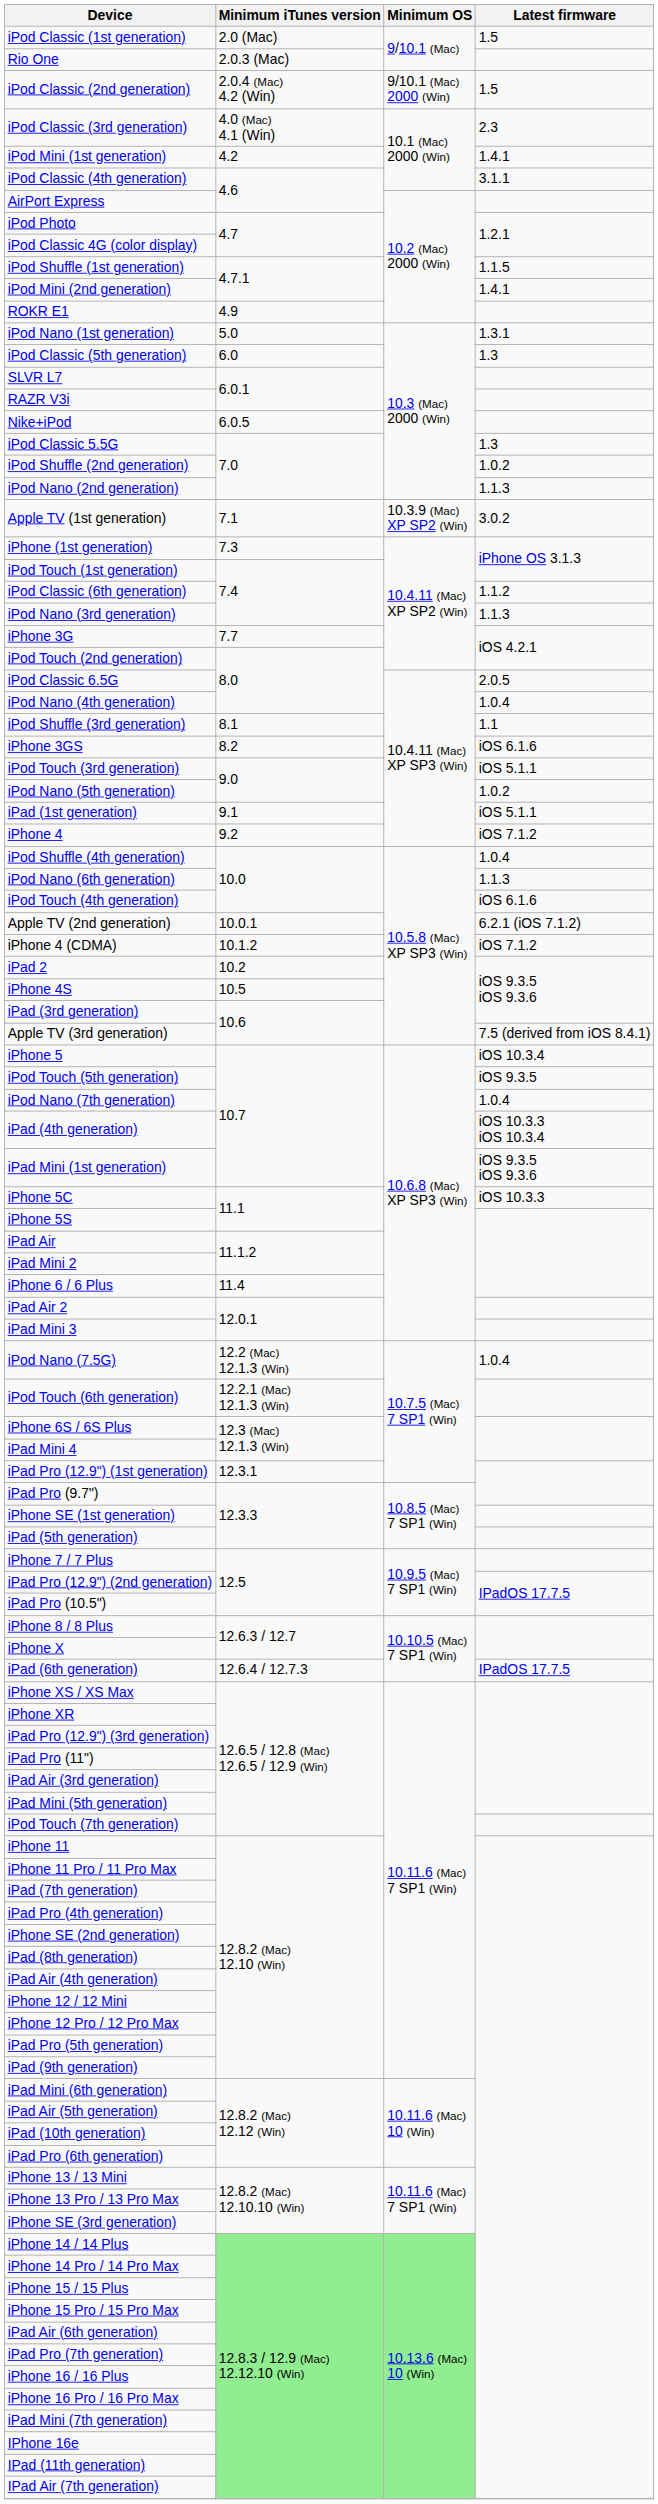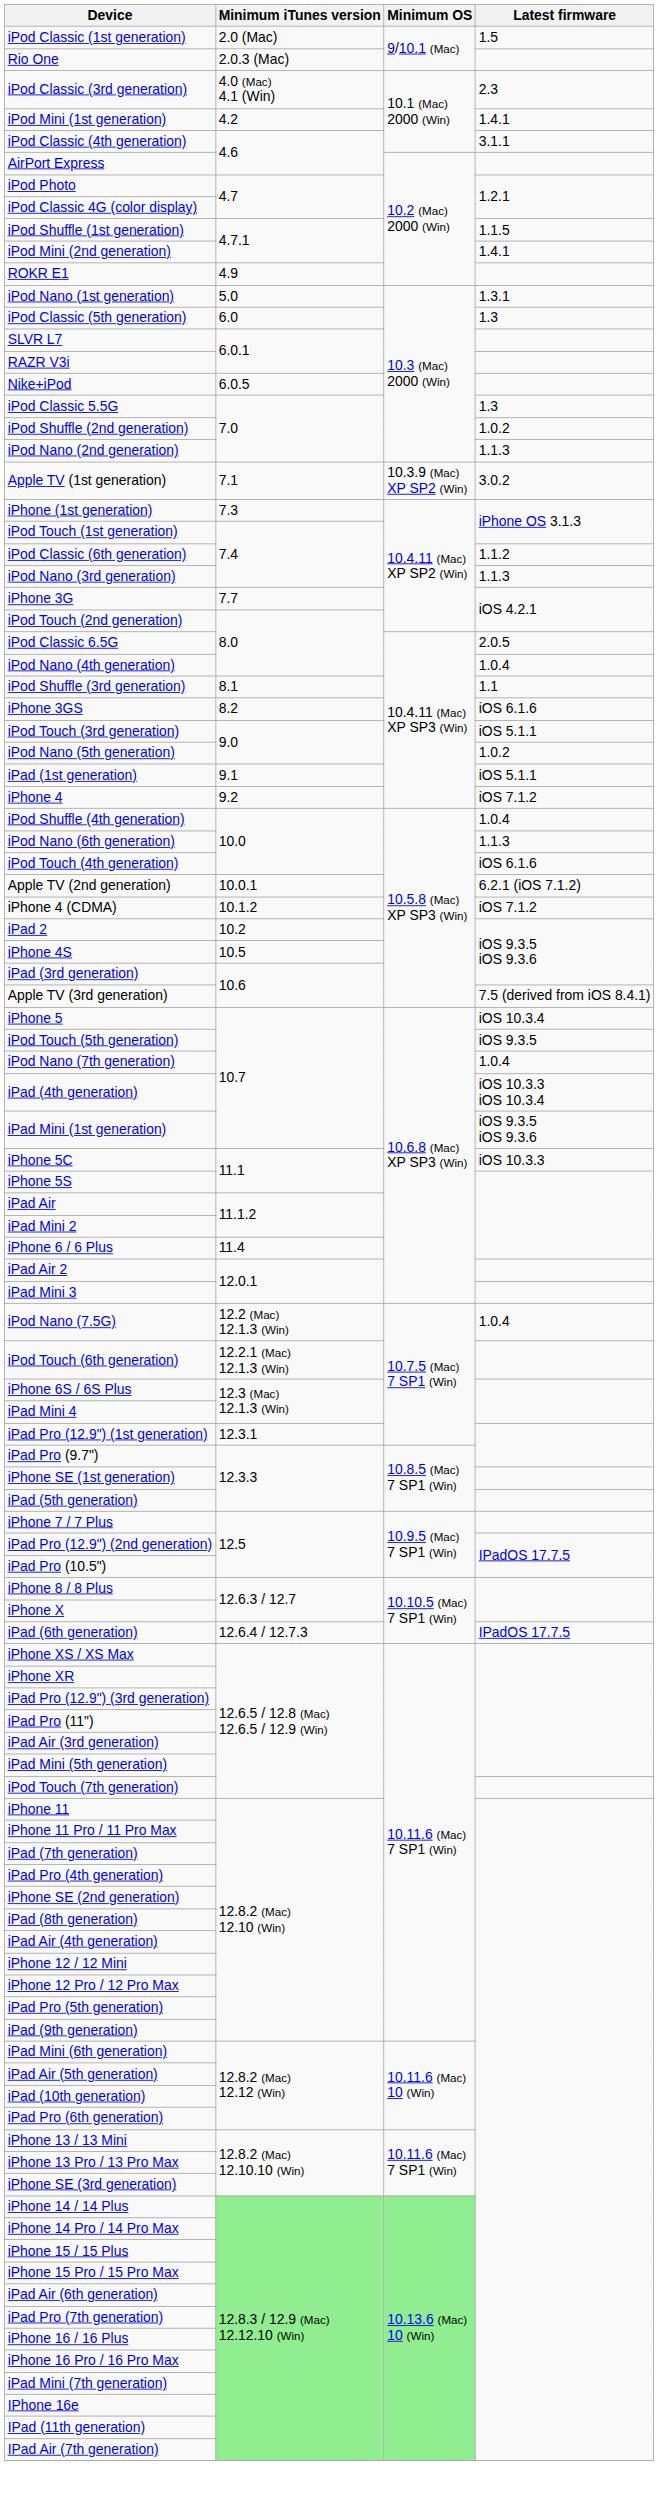- row: (99, 89)
